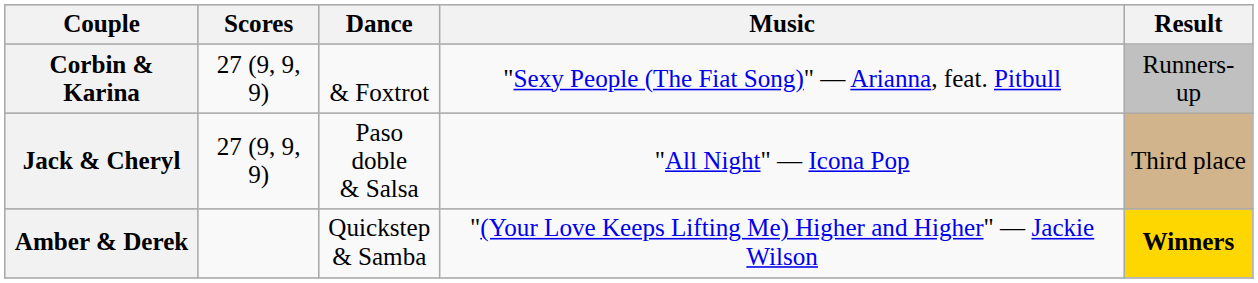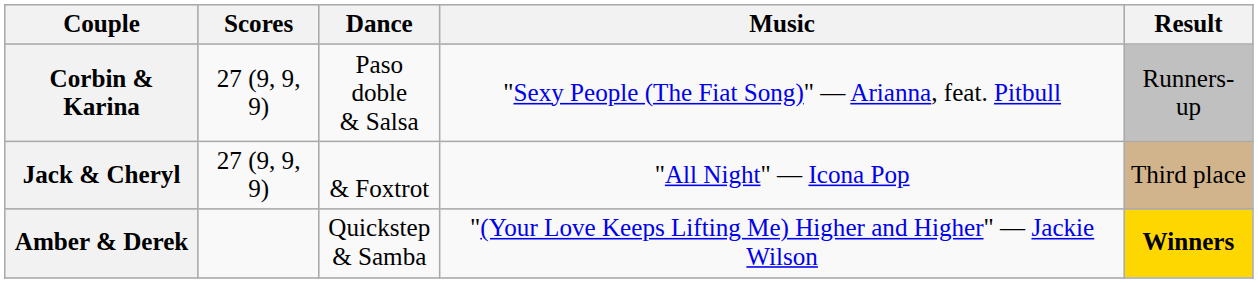(379, 92) & Foxtrot -> (379, 92) Paso doble & Salsa
(379, 160) Paso doble & Salsa -> (379, 188) & Foxtrot
